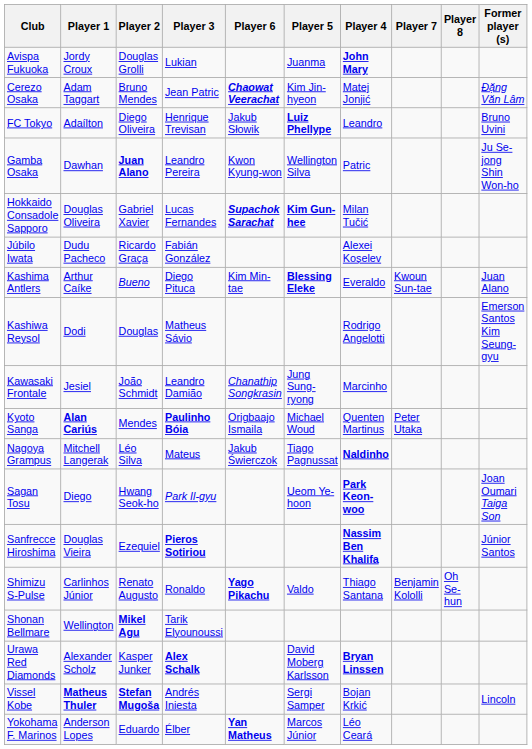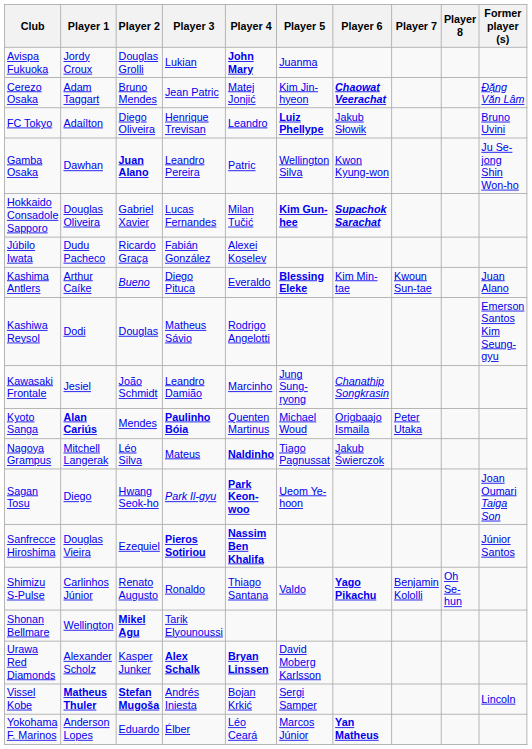columns swapped: (366, 26) <-> (255, 26)
